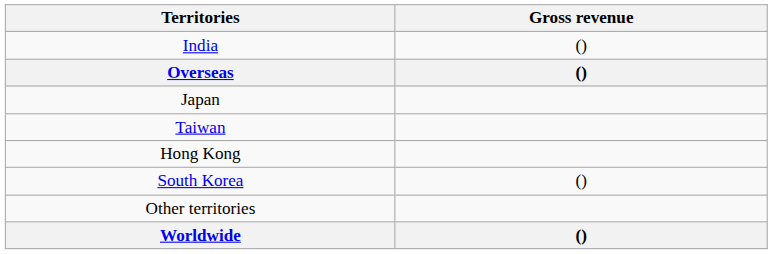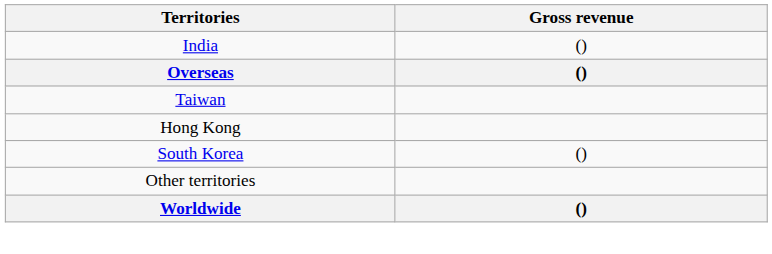- row: (200, 99)
